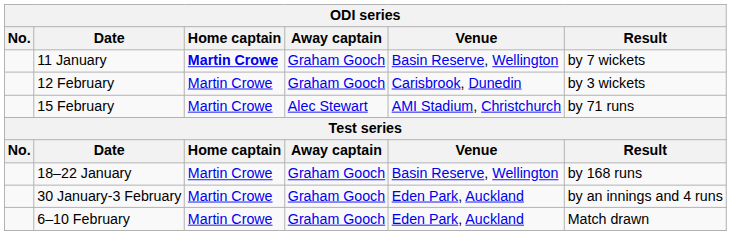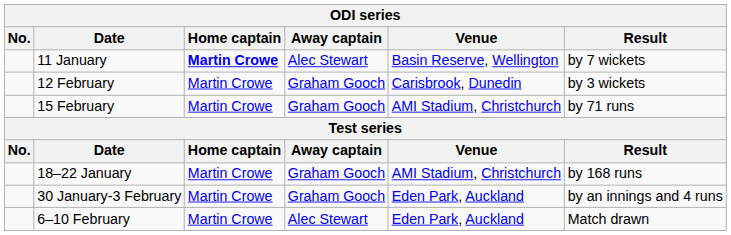(336, 60) Graham Gooch -> (328, 60) Alec Stewart
(328, 106) Alec Stewart -> (336, 106) Graham Gooch
(475, 173) Basin Reserve, Wellington -> (476, 173) AMI Stadium, Christchurch
(336, 219) Graham Gooch -> (328, 219) Alec Stewart
